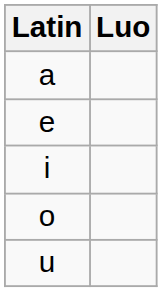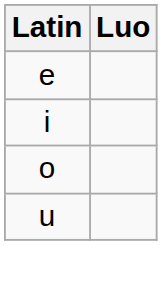- row: (47, 74)
